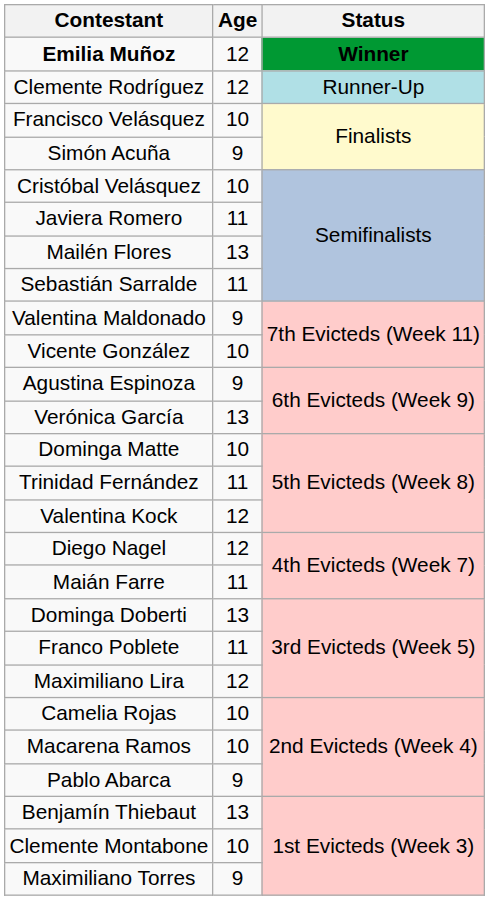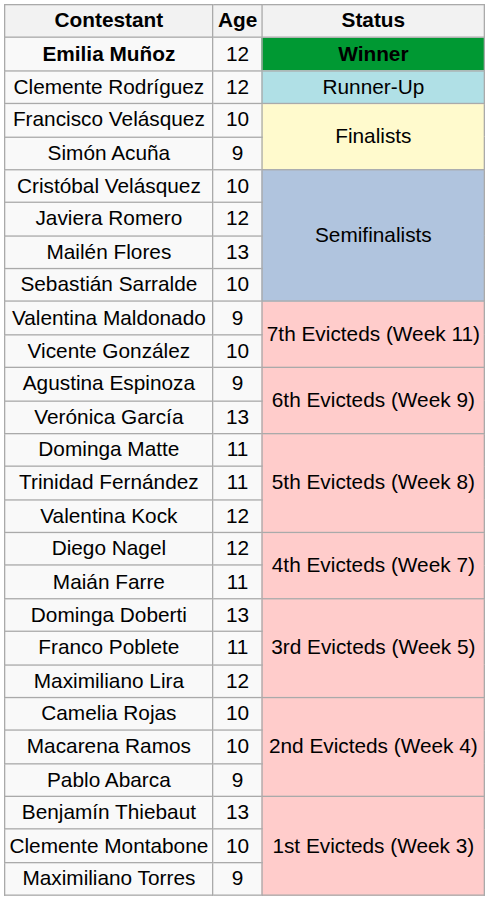(238, 218) 11 -> (238, 218) 12
(238, 284) 11 -> (238, 284) 10
(238, 449) 10 -> (238, 449) 11
